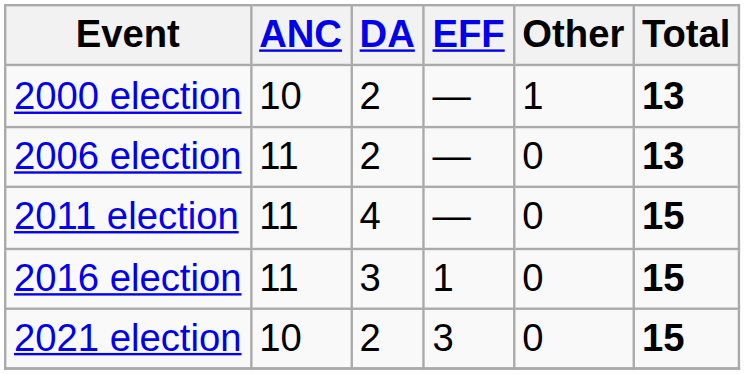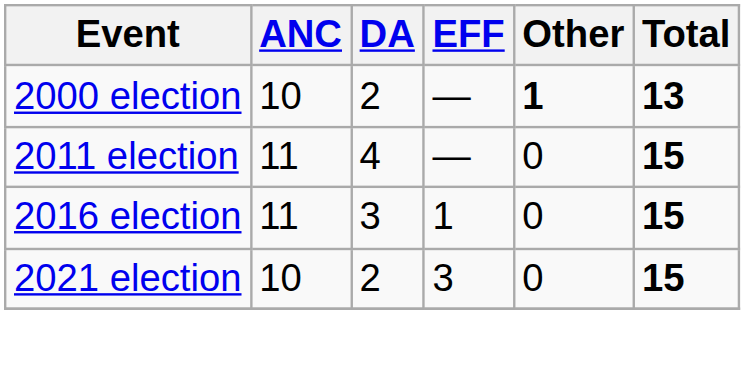(533, 95) normal -> (533, 95) bold
- row: (128, 156)
